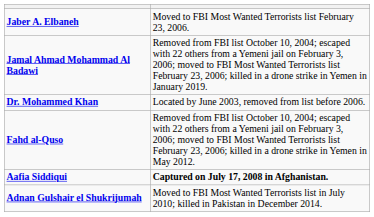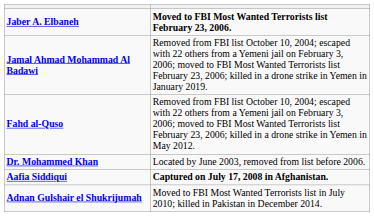(253, 22) normal -> (240, 22) bold
rows swapped: (35, 140) <-> (52, 102)
